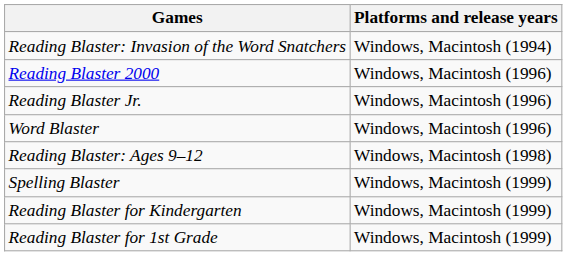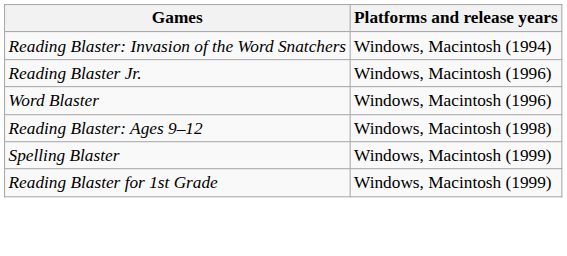- row: (84, 73)
- row: (125, 210)
